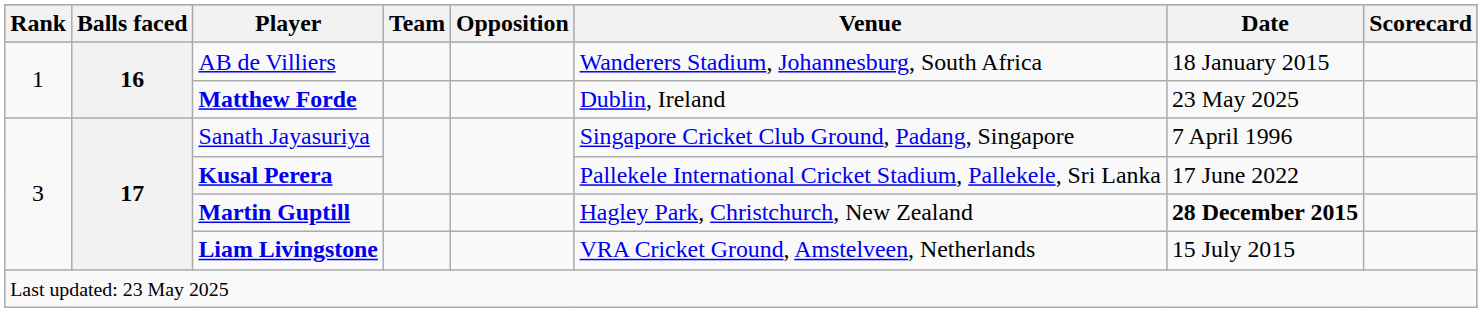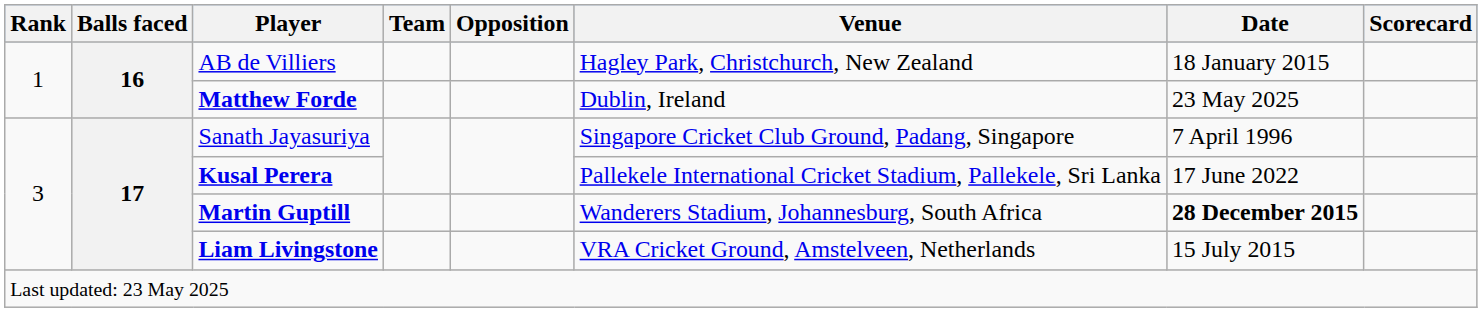(811, 61) Wanderers Stadium, Johannesburg, South Africa -> (776, 61) Hagley Park, Christchurch, New Zealand
(776, 212) Hagley Park, Christchurch, New Zealand -> (811, 212) Wanderers Stadium, Johannesburg, South Africa
